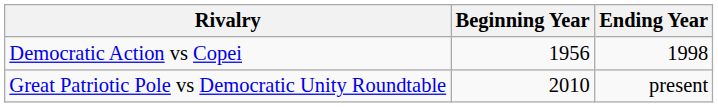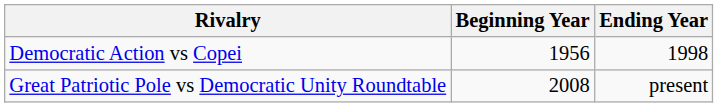(569, 85) 2010 -> (569, 85) 2008
